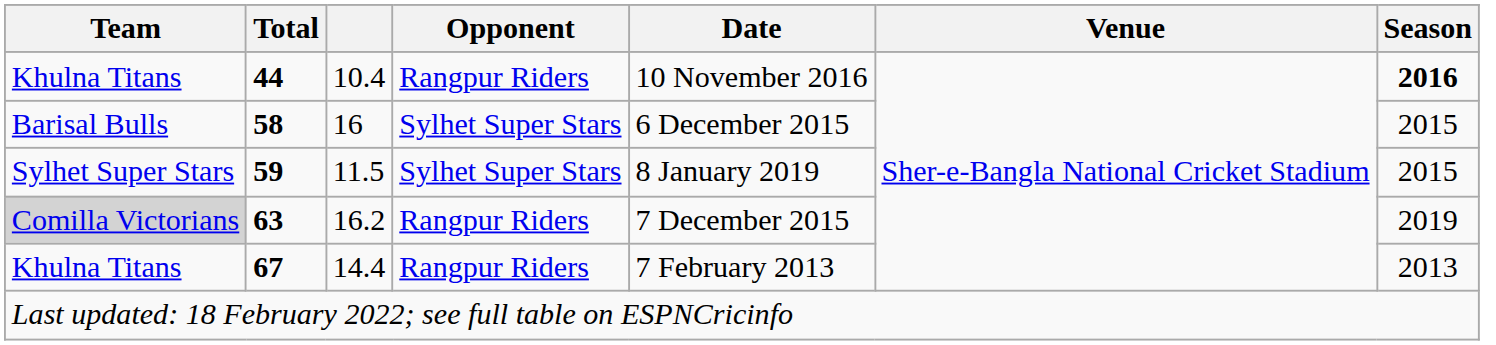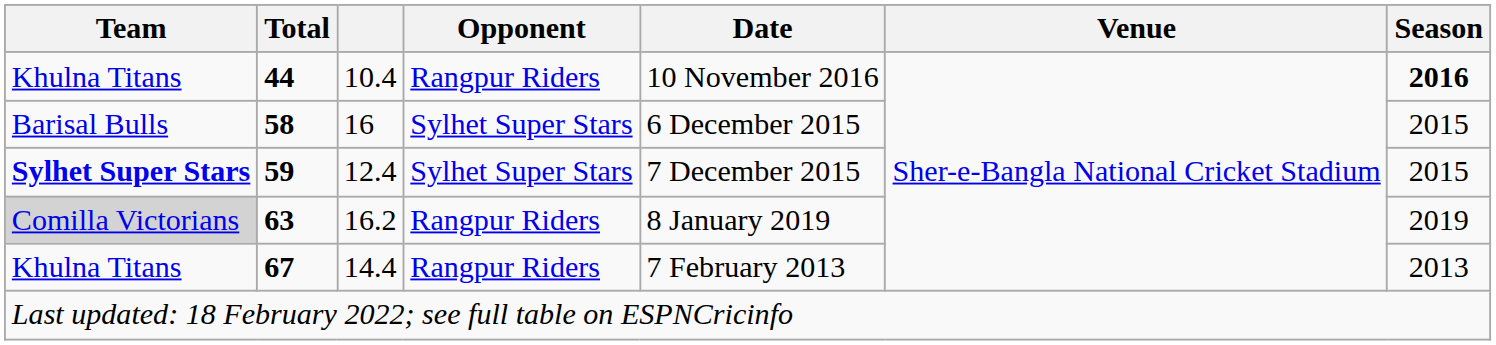(123, 171) normal -> (131, 171) bold
(359, 171) 11.5 -> (370, 171) 12.4
(727, 171) 8 January 2019 -> (753, 171) 7 December 2015
(742, 219) 7 December 2015 -> (738, 219) 8 January 2019
